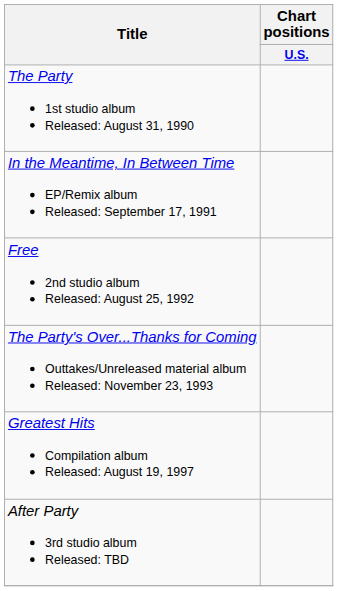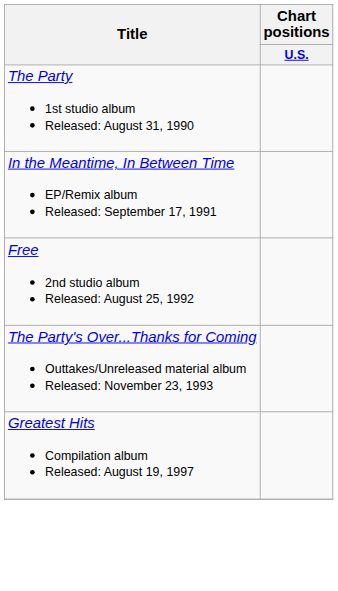- row: (132, 535)
